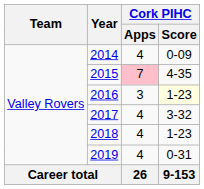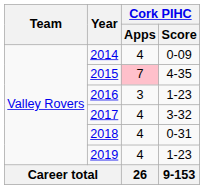(179, 94) lightyellow background -> (179, 94) no background
(179, 134) 1-23 -> (179, 134) 0-31
(179, 154) 0-31 -> (179, 154) 1-23
